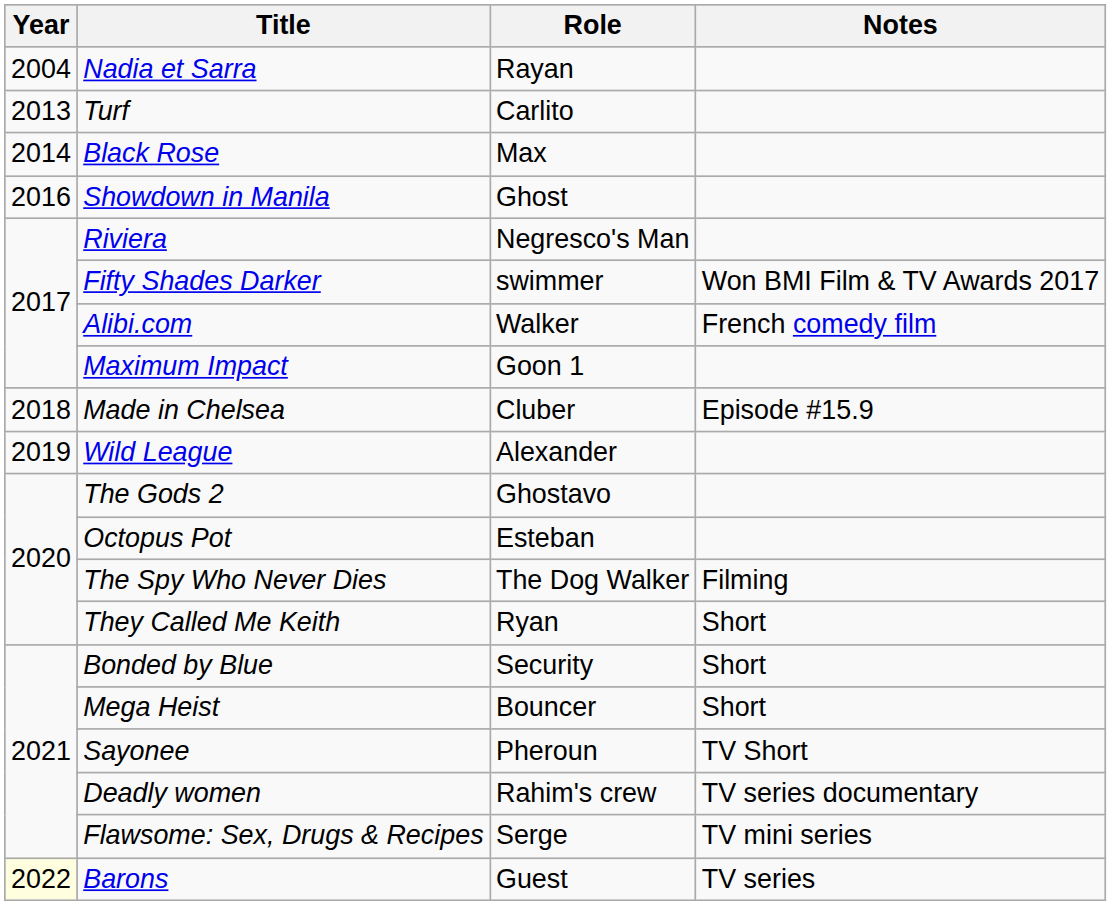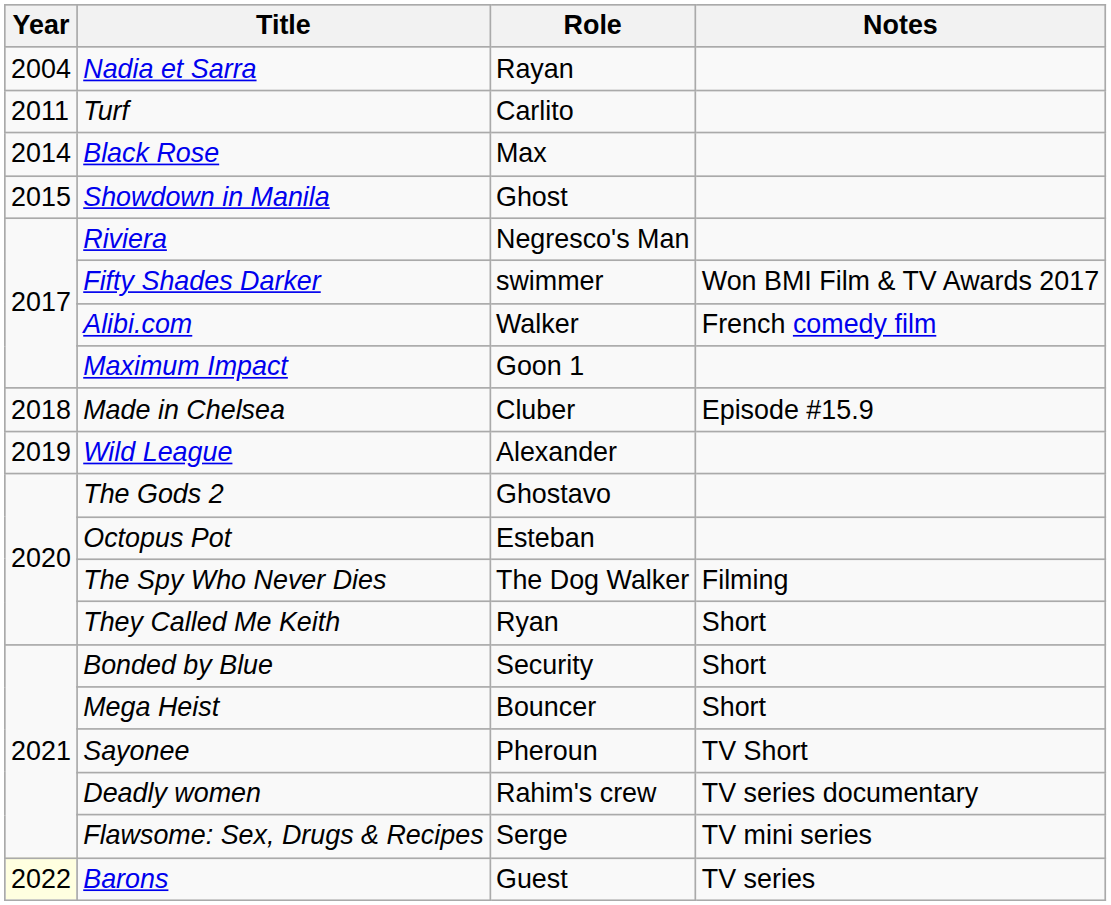(41, 111) 2013 -> (40, 111) 2011
(41, 196) 2016 -> (41, 196) 2015
